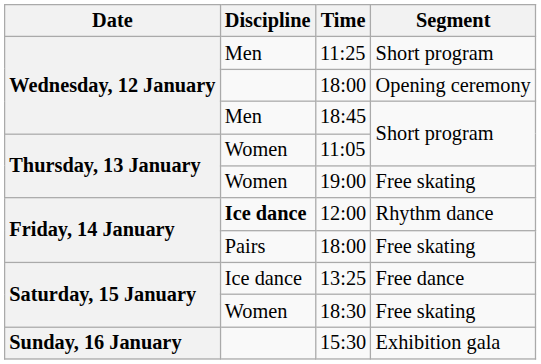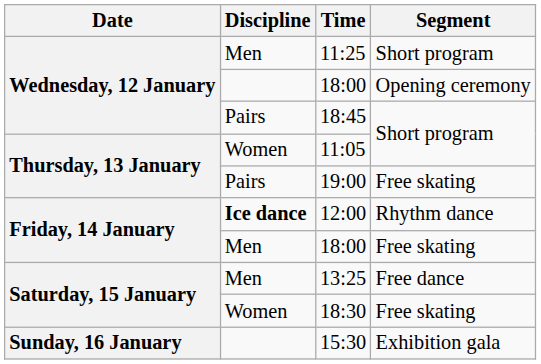(243, 117) Men -> (245, 117) Pairs
(256, 181) Women -> (245, 181) Pairs
(245, 246) Pairs -> (243, 246) Men
(263, 278) Ice dance -> (243, 278) Men
